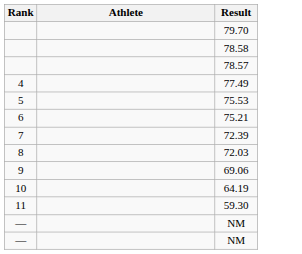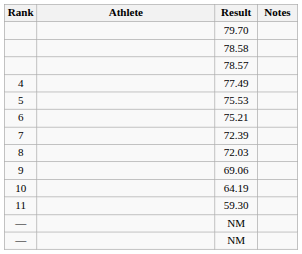+ column: (277, 13)
